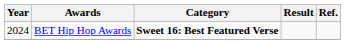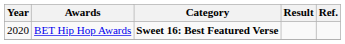(18, 30) 2024 -> (18, 30) 2020
